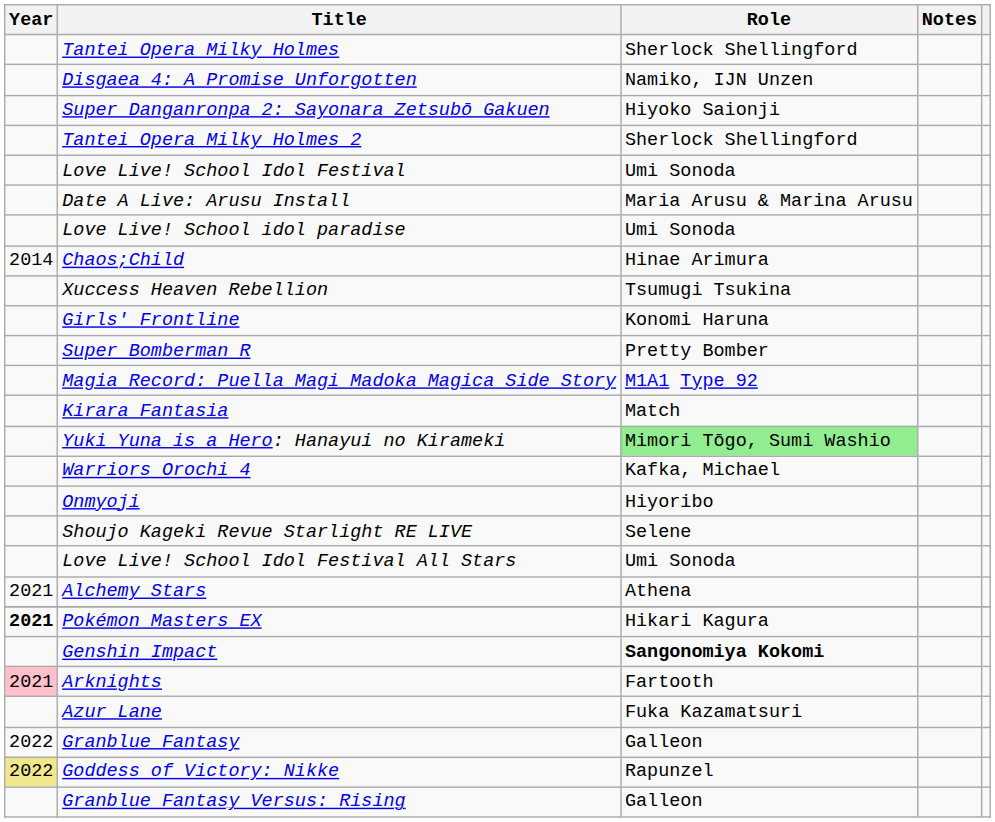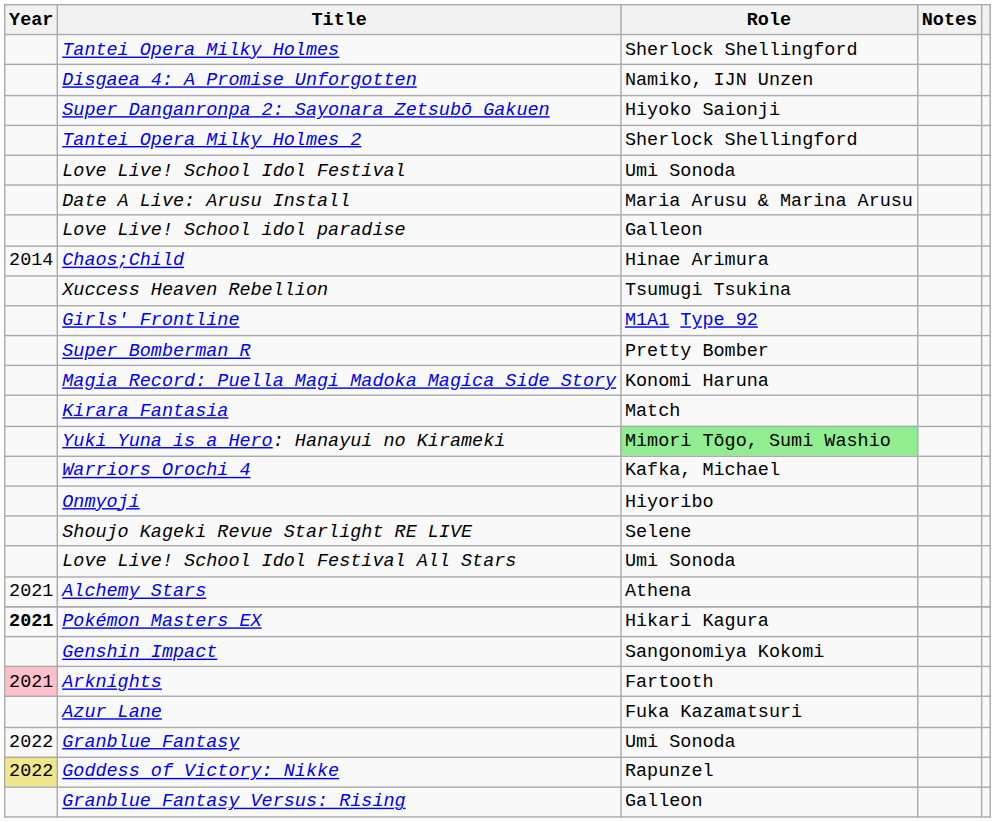(680, 230) Umi Sonoda -> (664, 230) Galleon
(697, 321) Konomi Haruna -> (691, 321) M1A1 Type 92
(691, 381) M1A1 Type 92 -> (697, 381) Konomi Haruna
(725, 652) bold -> (725, 652) normal
(664, 742) Galleon -> (680, 742) Umi Sonoda
